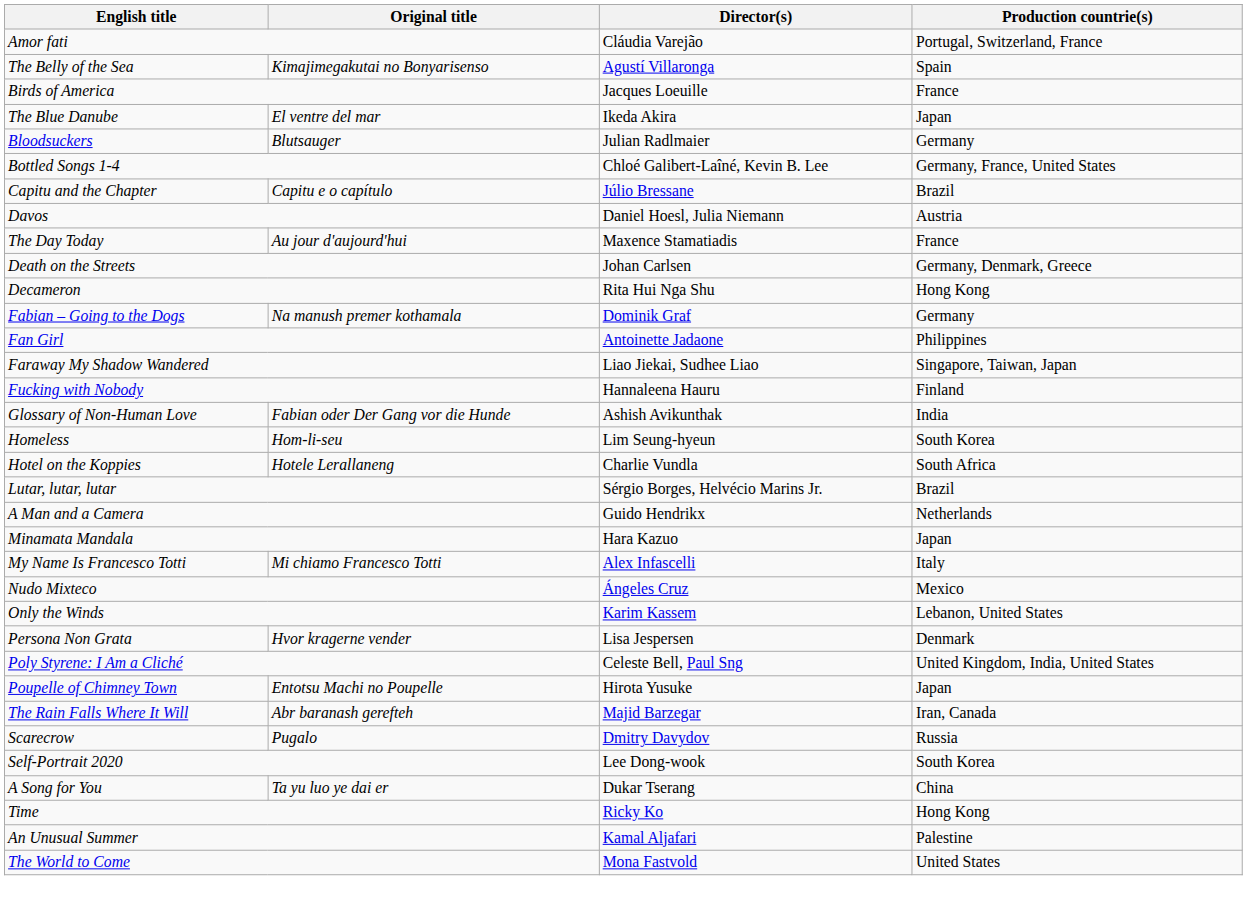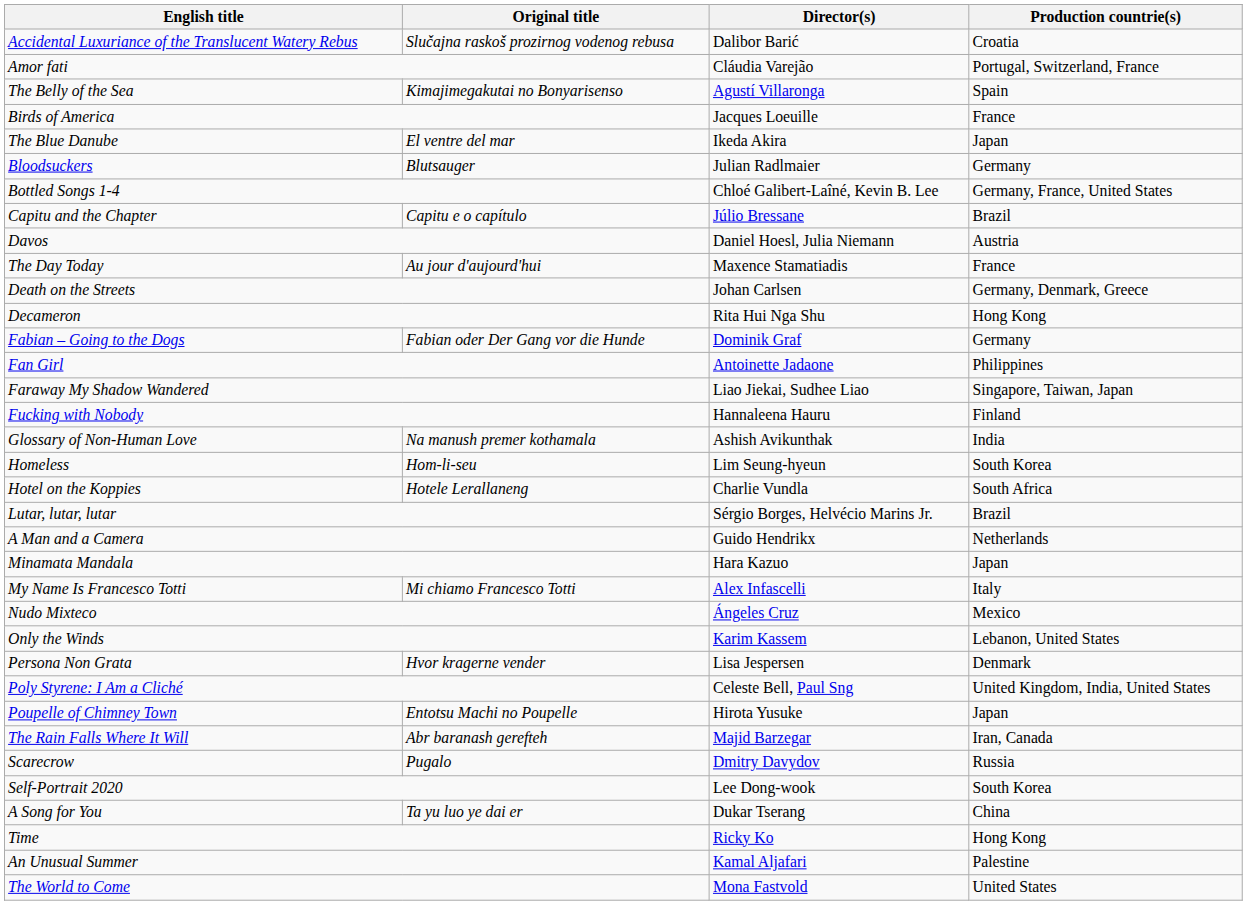+ row: (183, 41)
(367, 315) Na manush premer kothamala -> (525, 340) Fabian oder Der Gang vor die Hunde
(391, 414) Fabian oder Der Gang vor die Hunde -> (501, 439) Na manush premer kothamala
